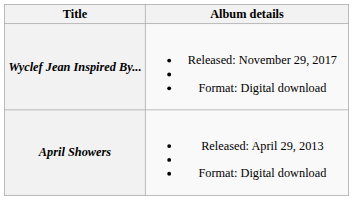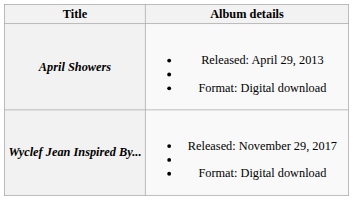rows swapped: (75, 152) <-> (75, 66)
